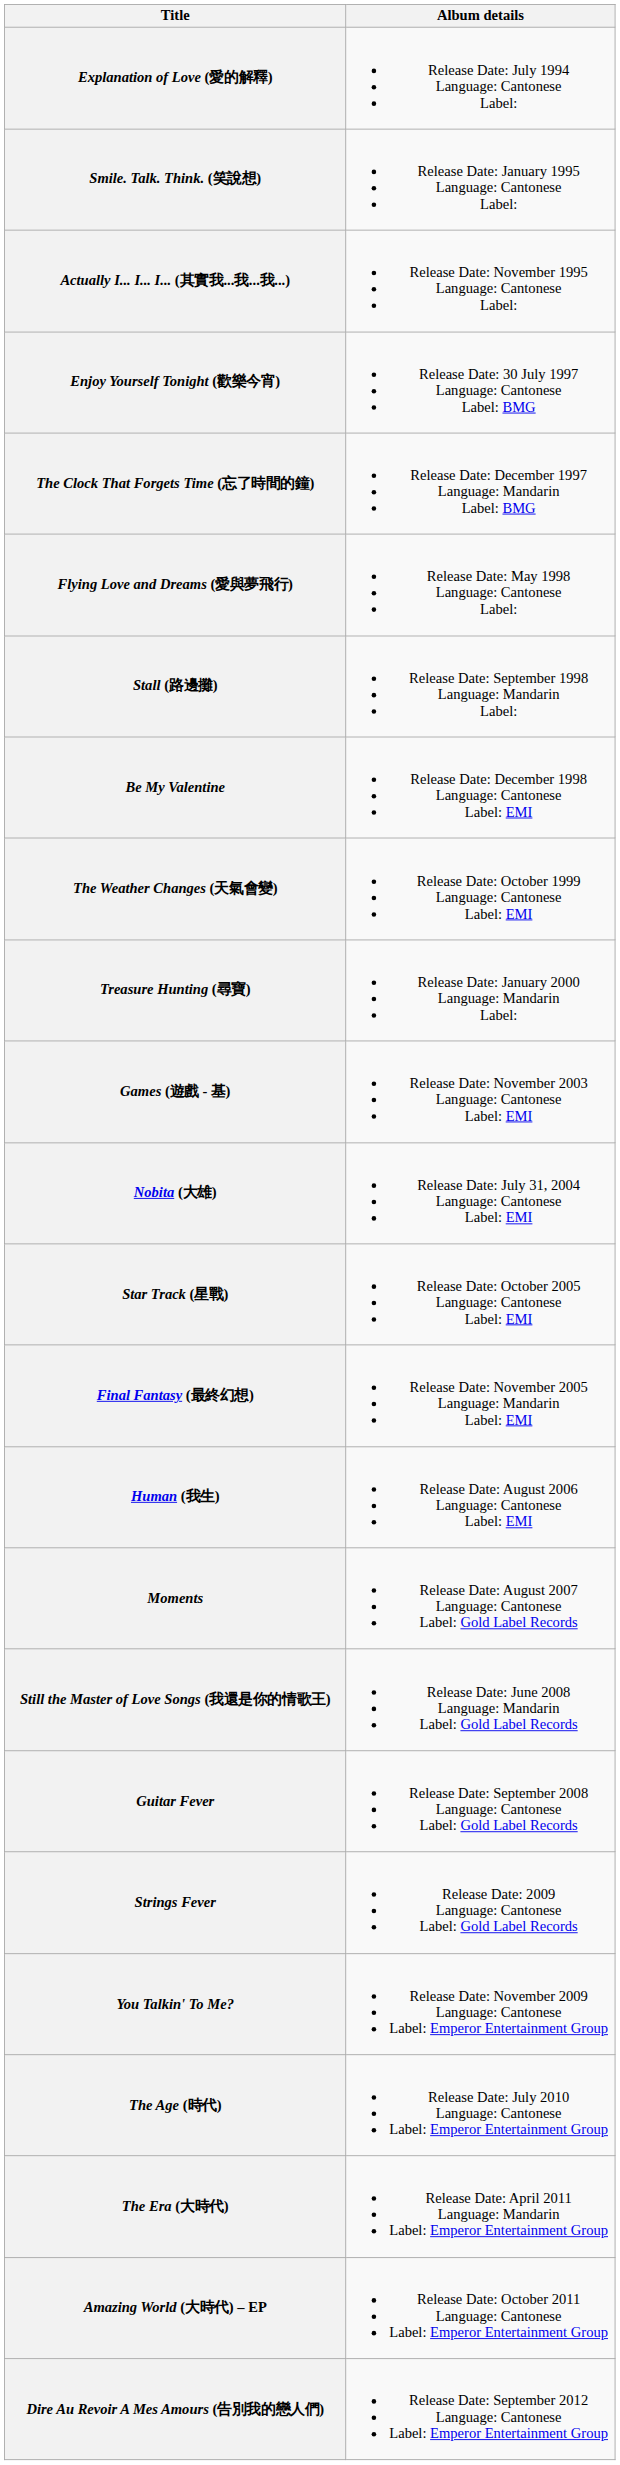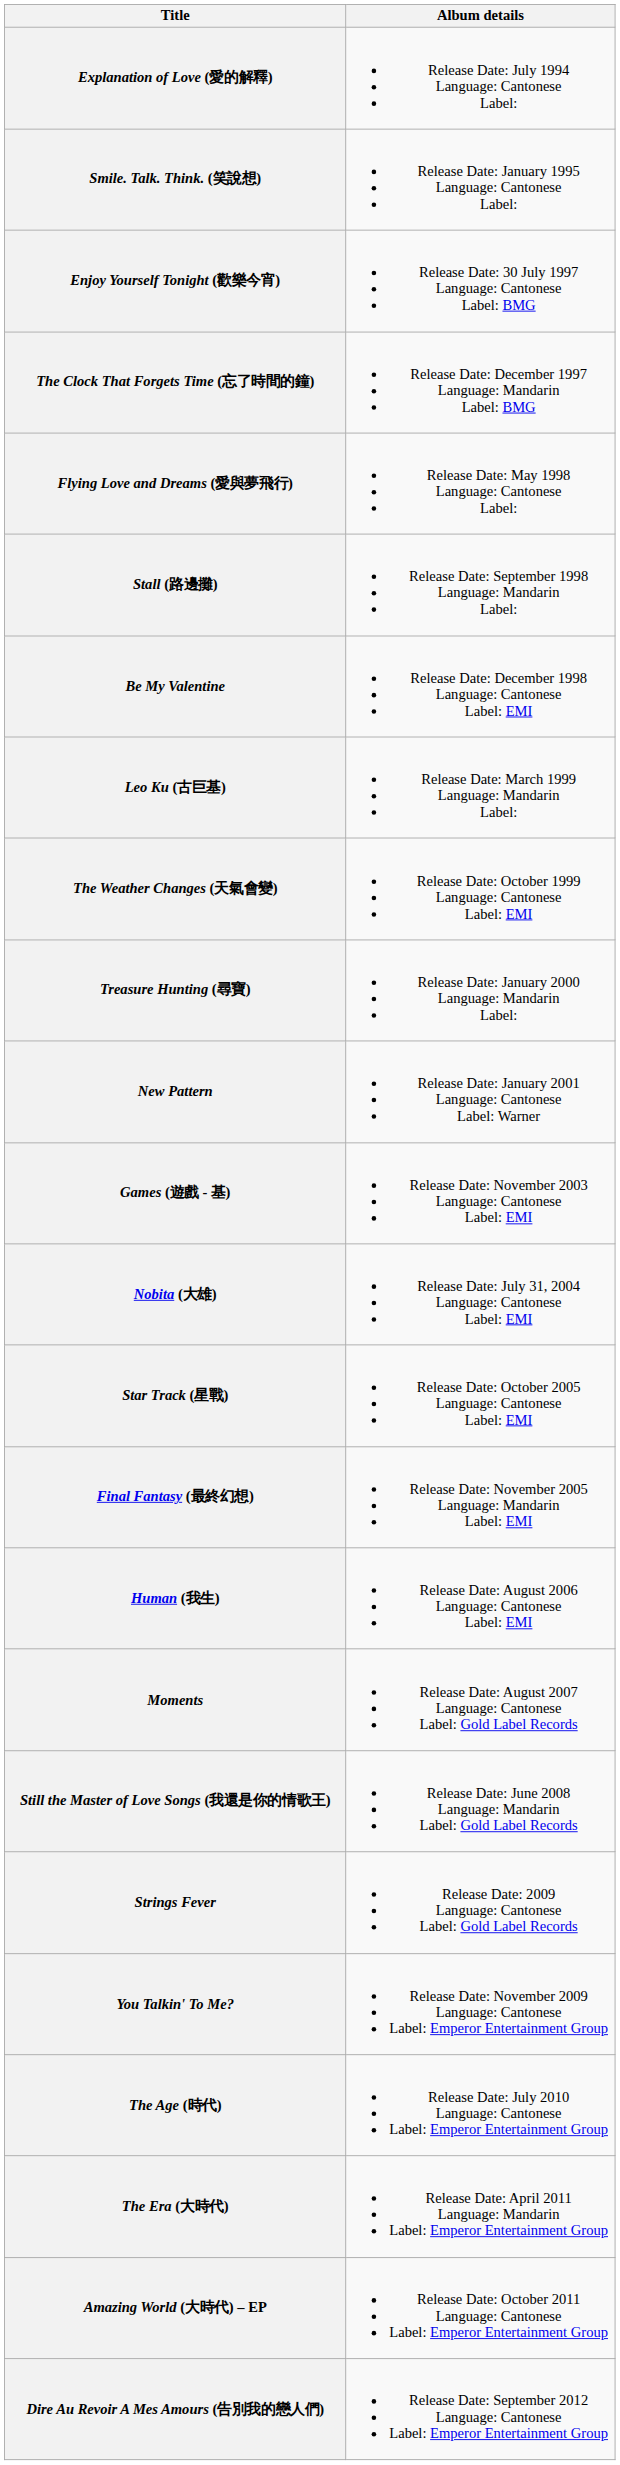- row: (175, 280)
+ row: (175, 787)
+ row: (175, 1091)
- row: (175, 1801)
